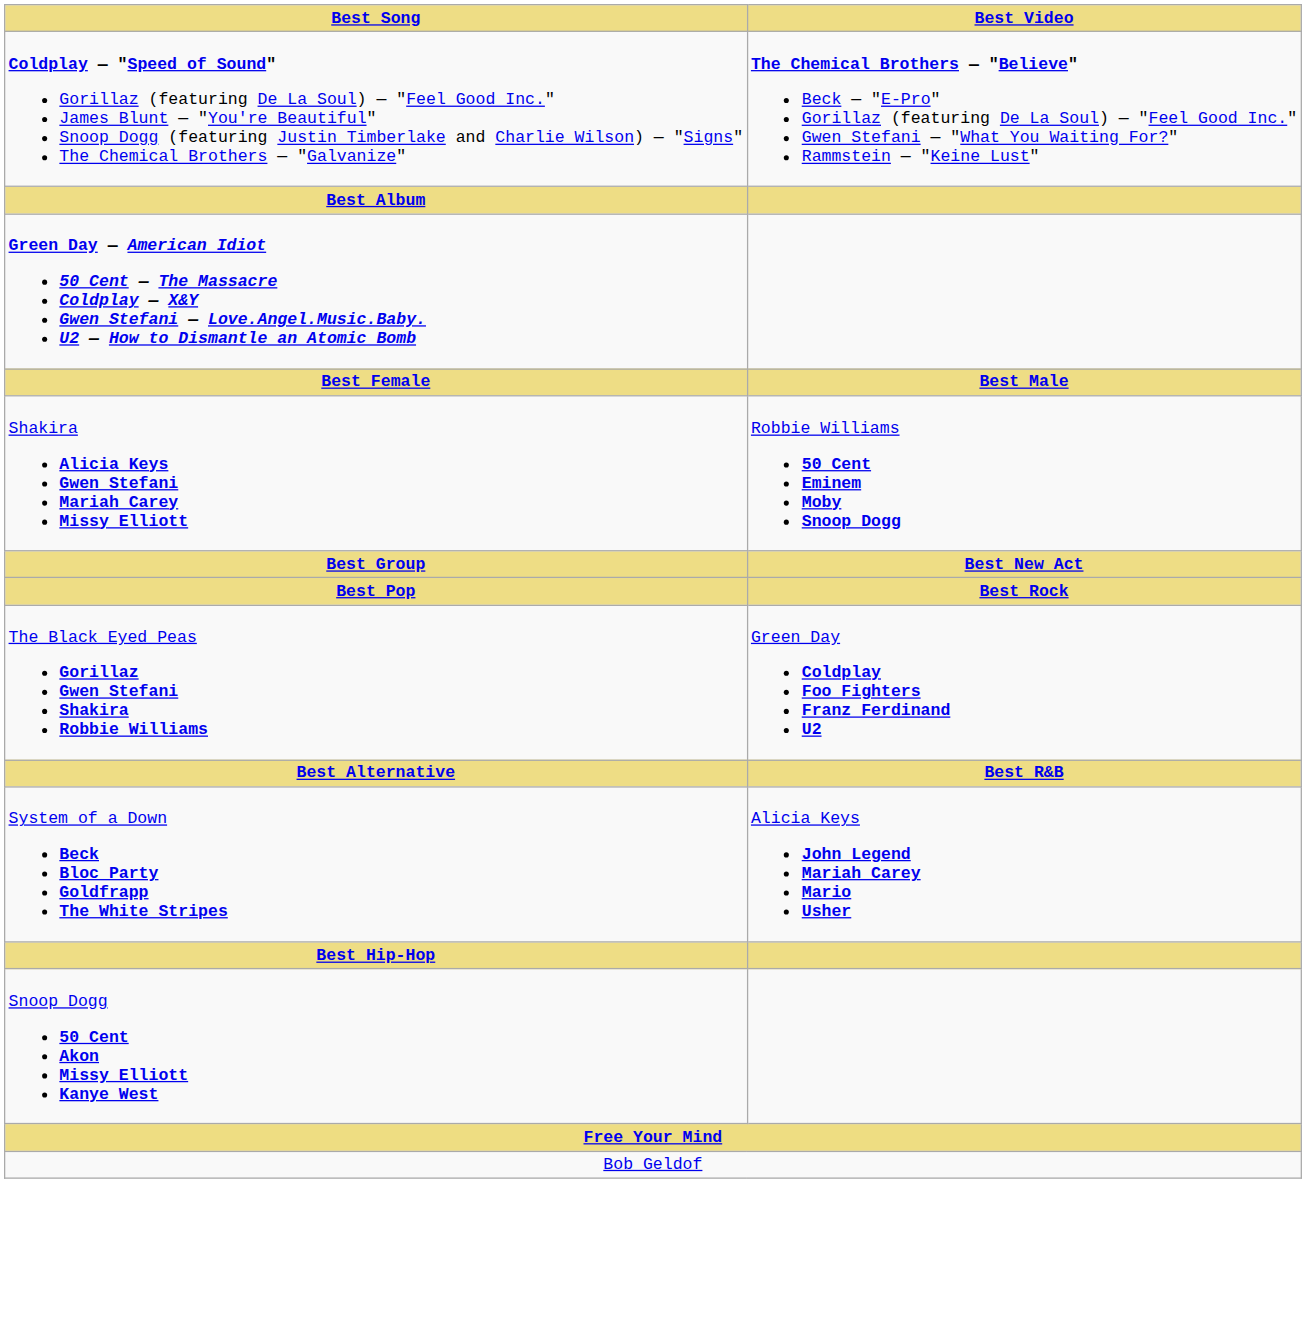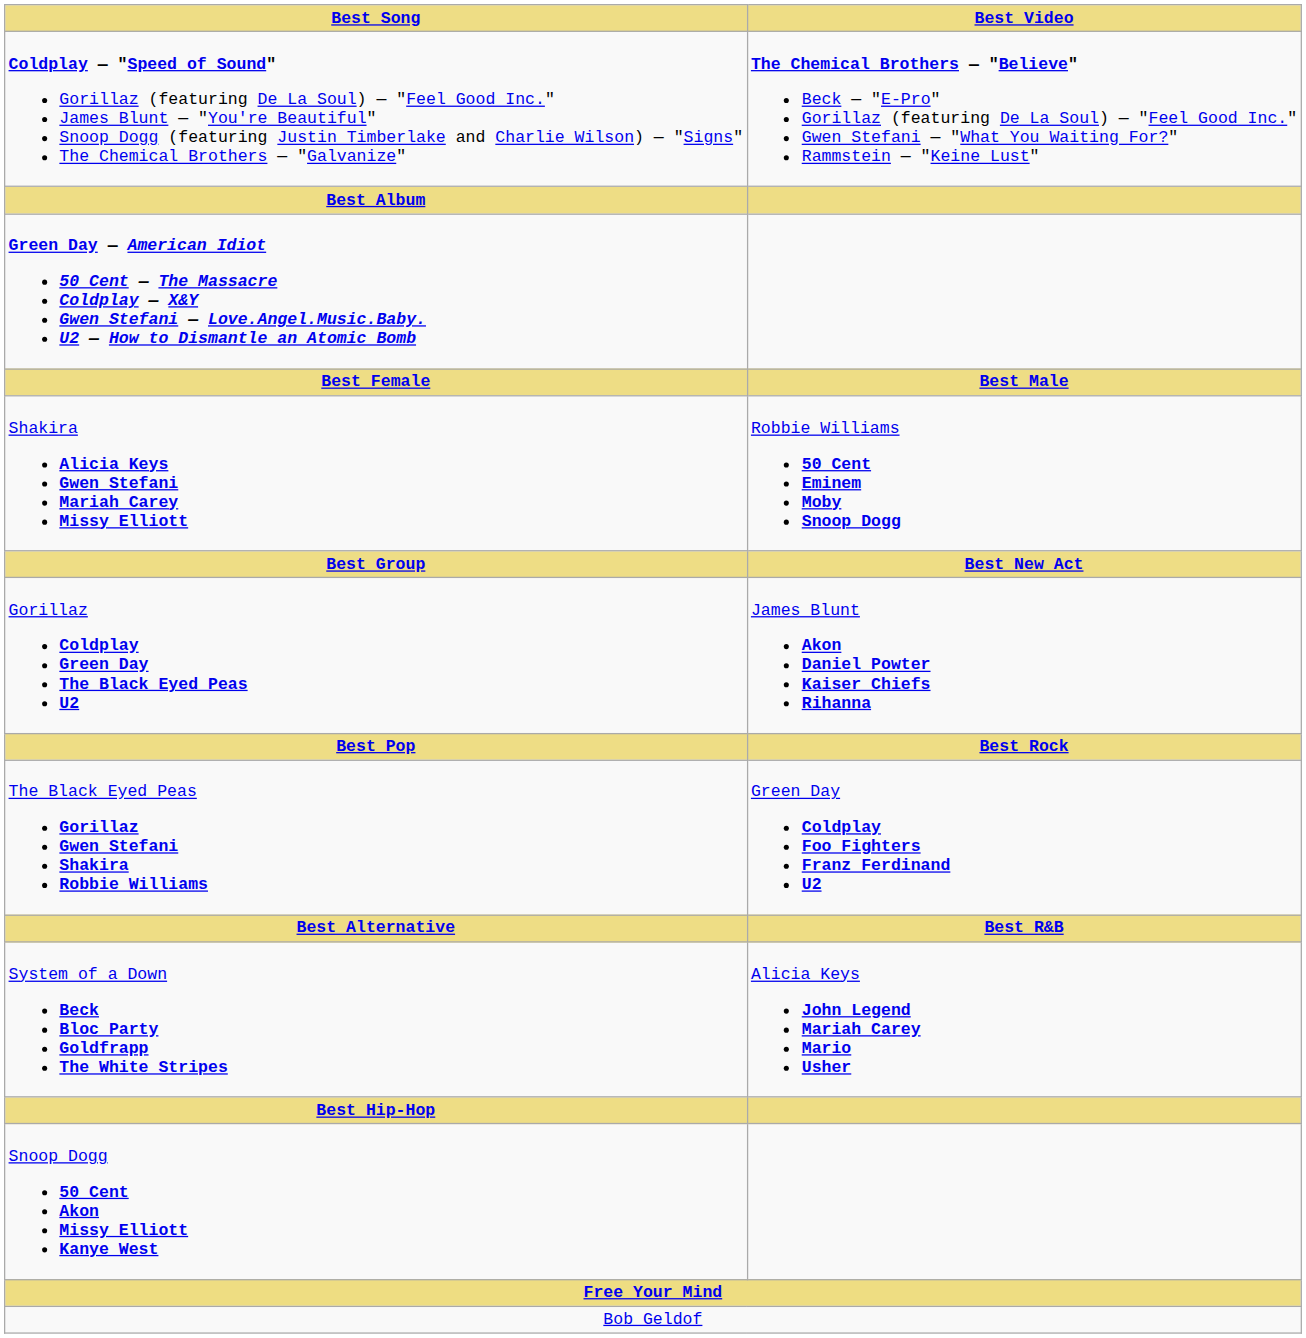+ row: (376, 657)
